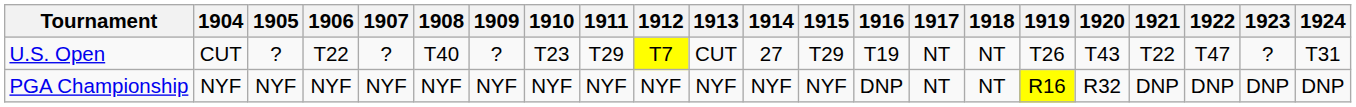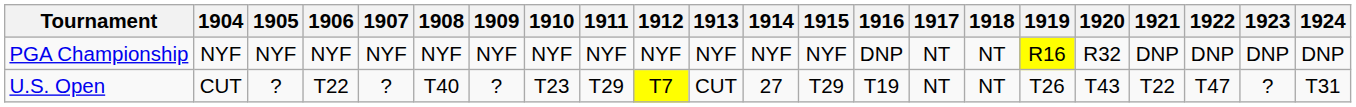rows swapped: (57, 54) <-> (99, 86)
